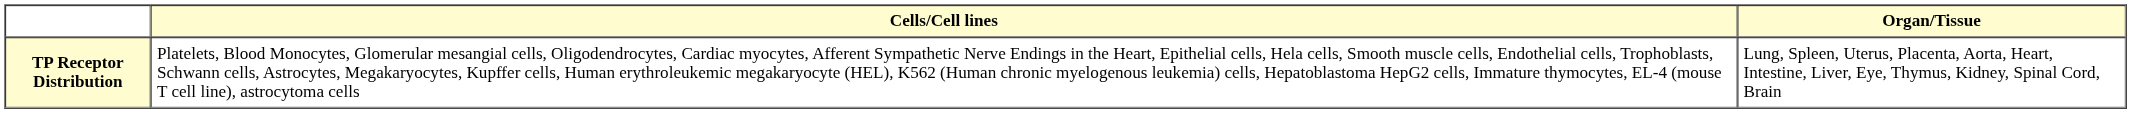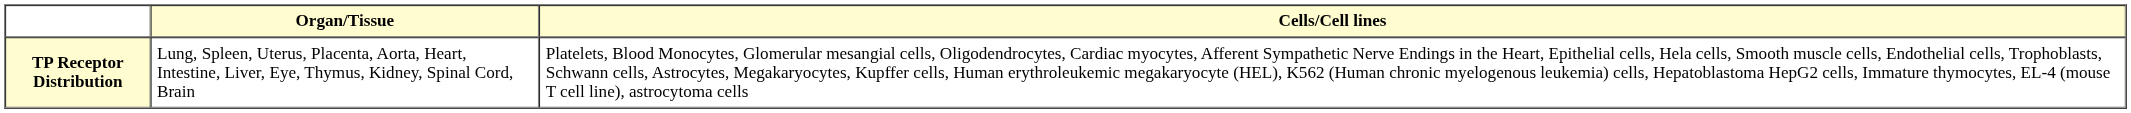columns swapped: (1931, 21) <-> (944, 21)
